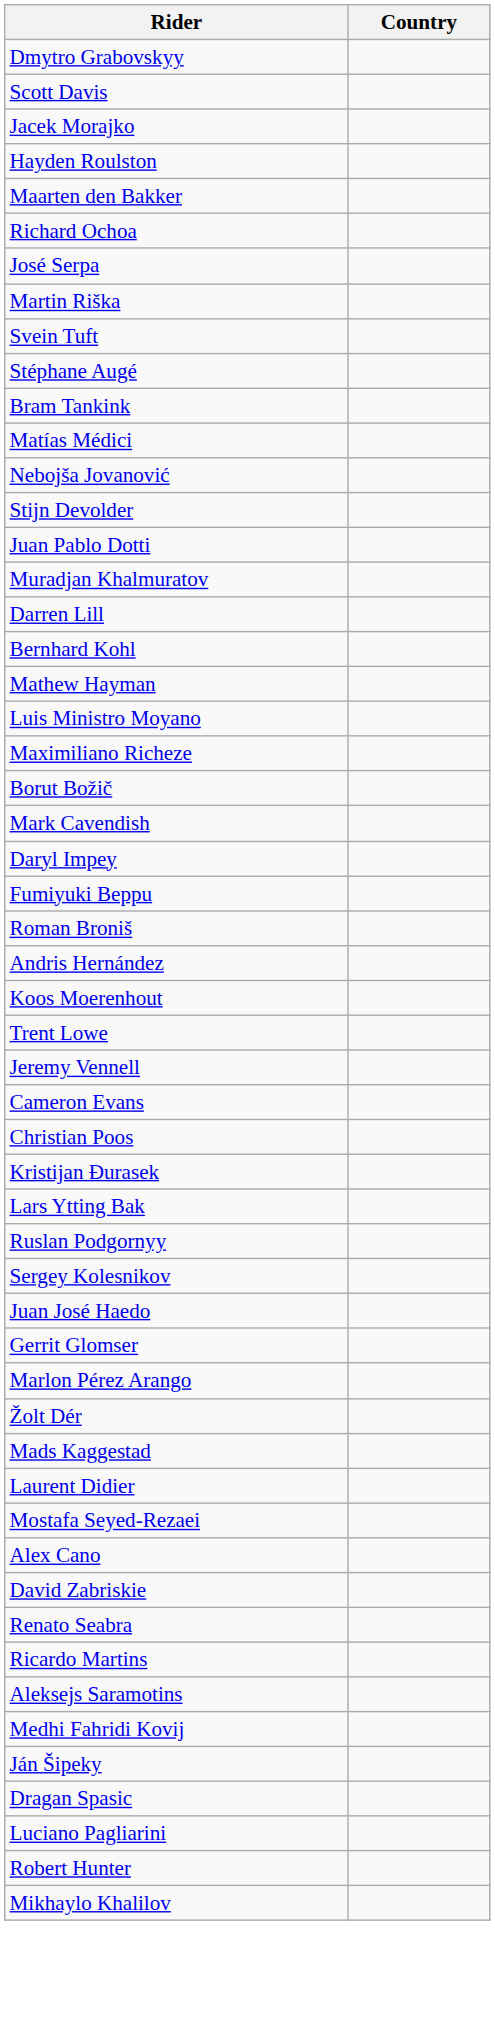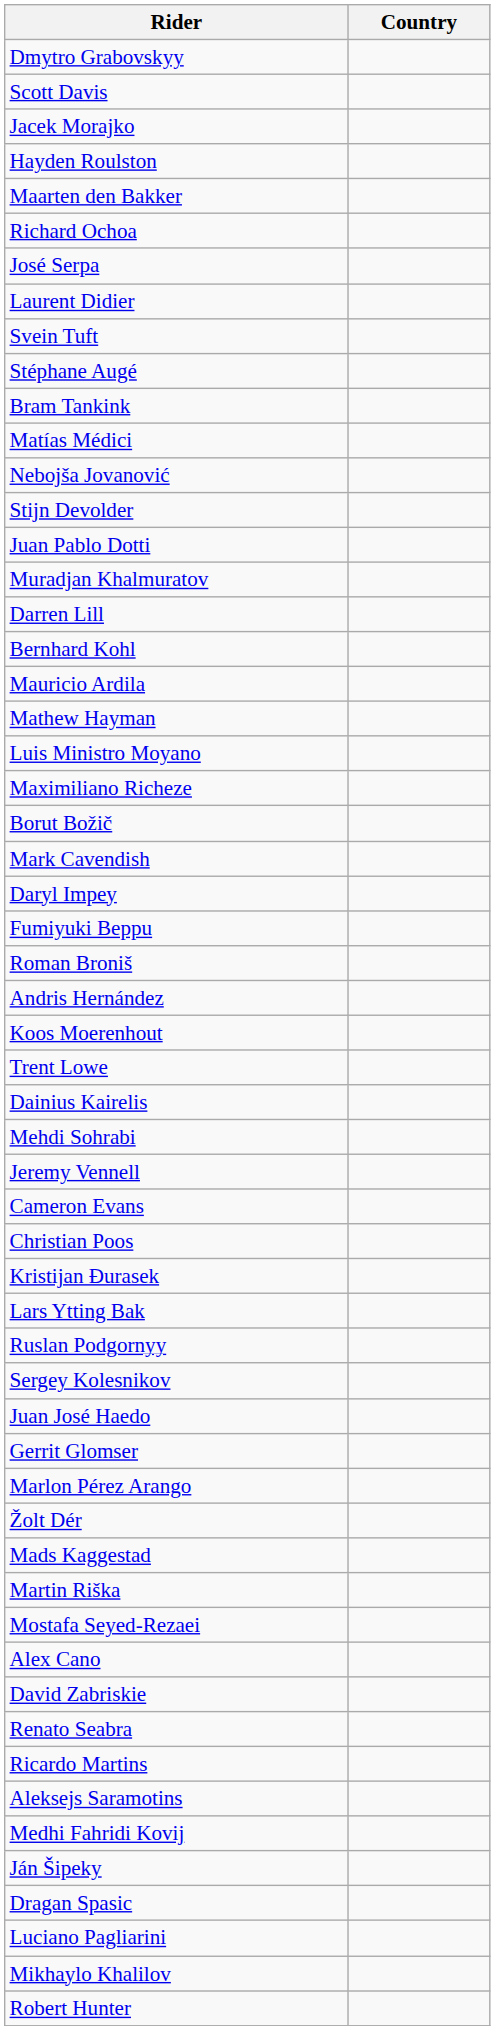rows swapped: (65, 300) <-> (72, 1485)
+ row: (77, 684)
+ row: (78, 1102)
+ row: (73, 1136)
rows swapped: (70, 1868) <-> (90, 1903)
